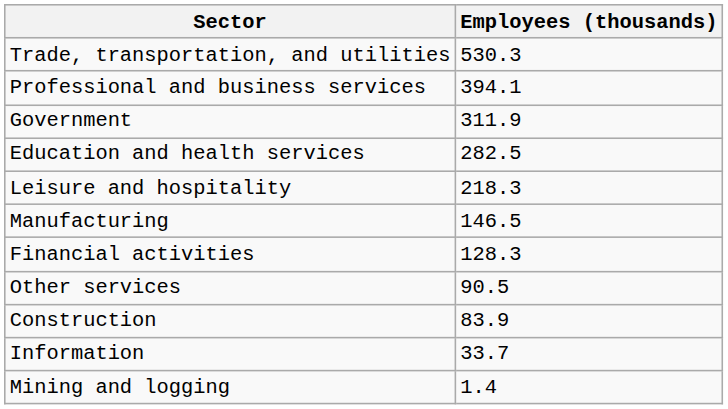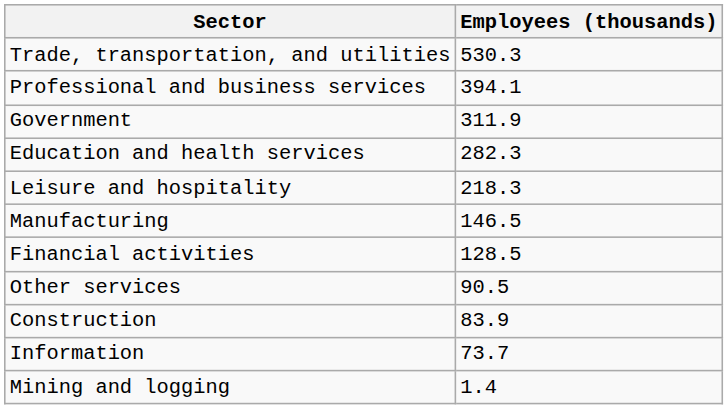(491, 154) 282.5 -> (491, 154) 282.3
(491, 254) 128.3 -> (491, 254) 128.5
(485, 354) 33.7 -> (485, 354) 73.7
